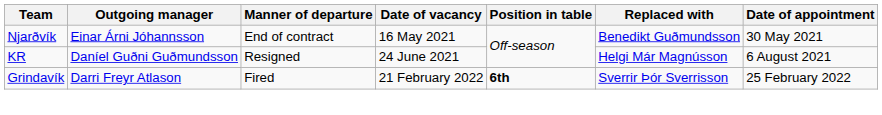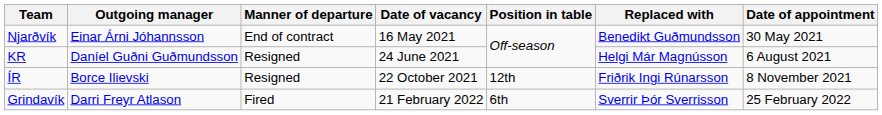+ row: (14, 78)
(500, 78) bold -> (499, 99) normal
